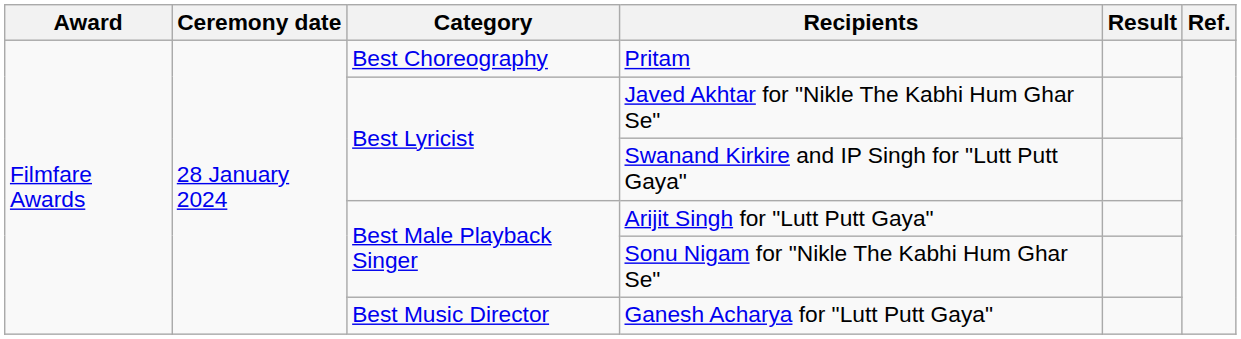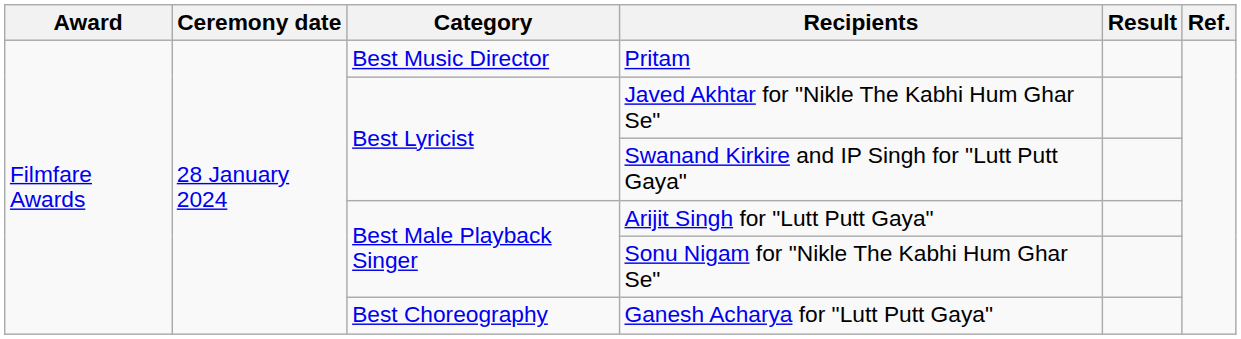(450, 58) Best Choreography -> (451, 58) Best Music Director
(451, 315) Best Music Director -> (450, 315) Best Choreography
